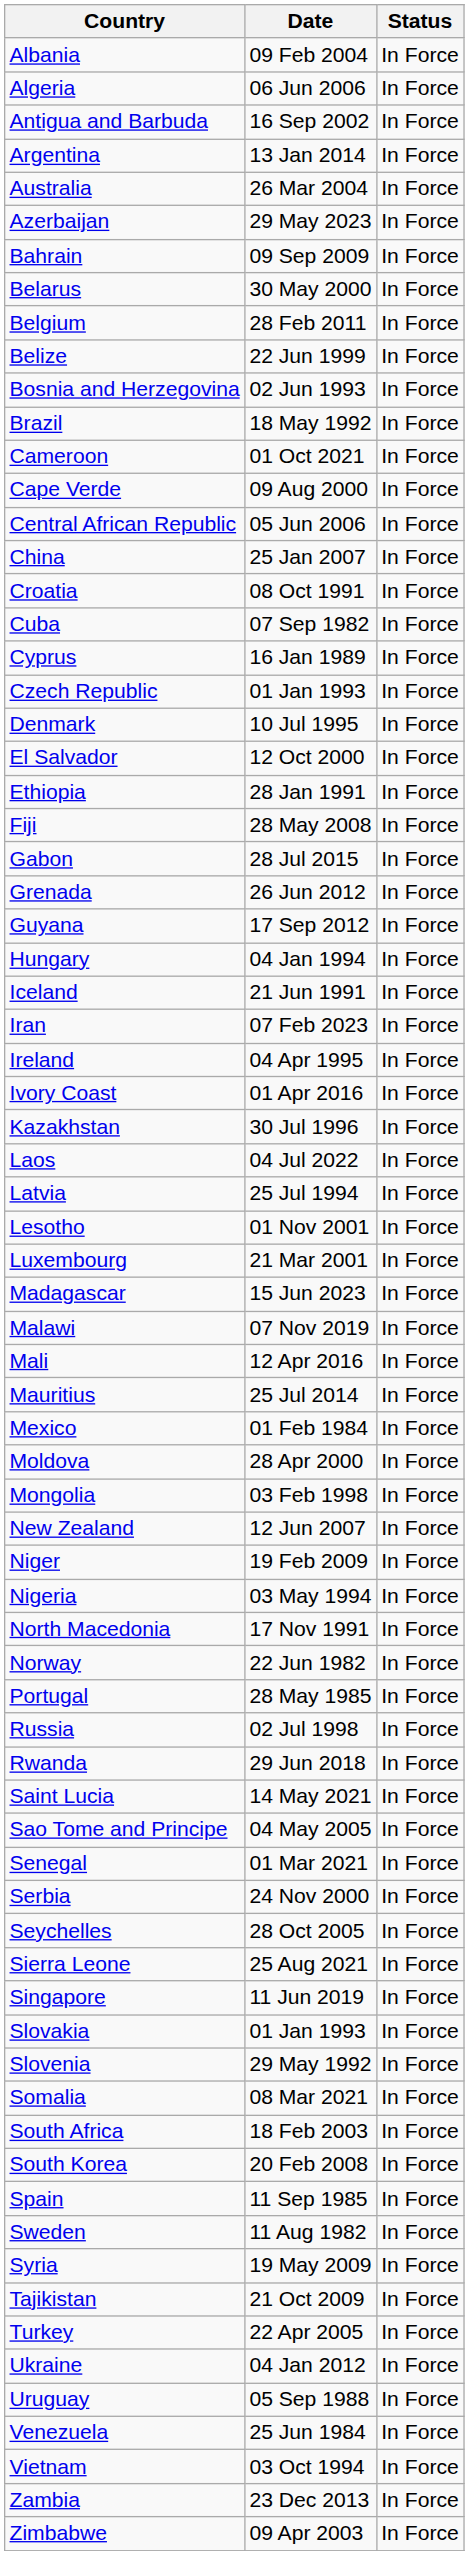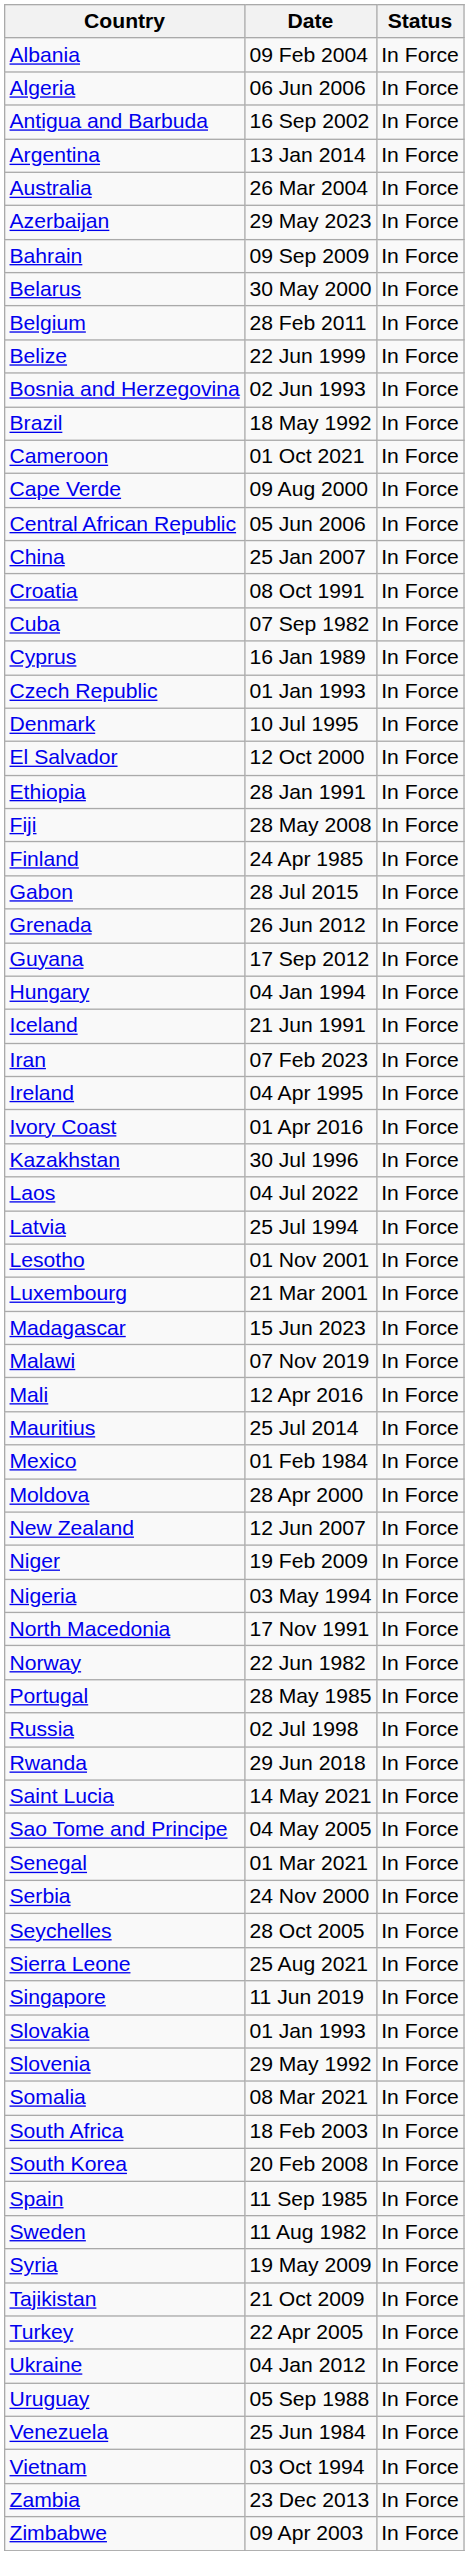+ row: (44, 858)
- row: (52, 1495)
